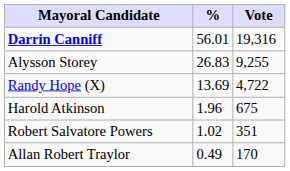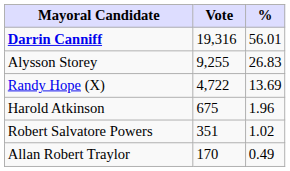columns swapped: (259, 16) <-> (213, 16)
